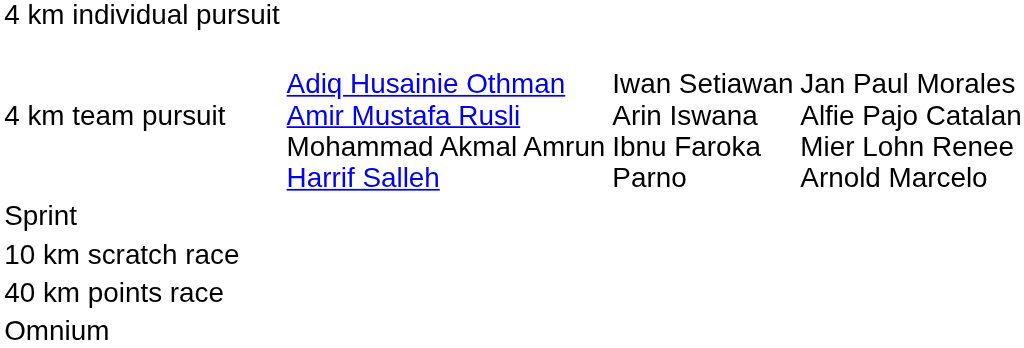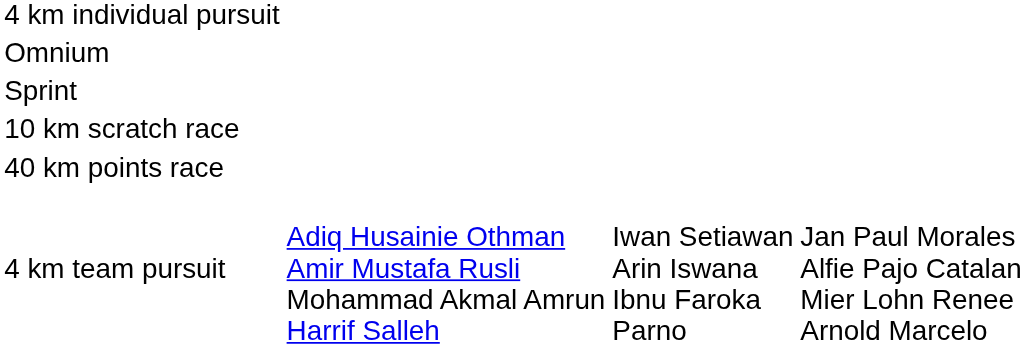rows swapped: (115, 115) <-> (57, 331)
